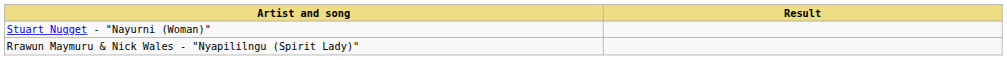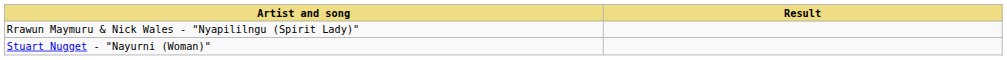rows swapped: (183, 46) <-> (109, 30)
